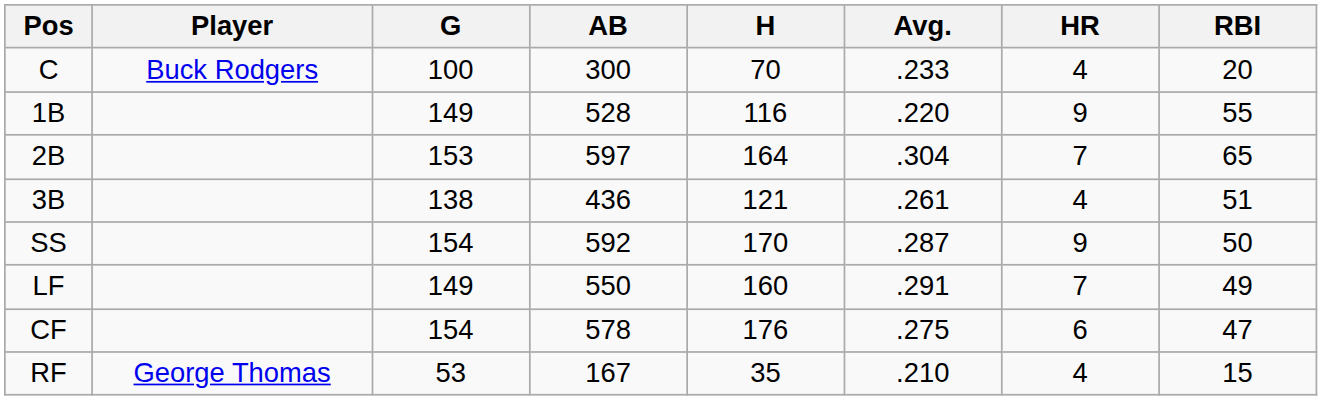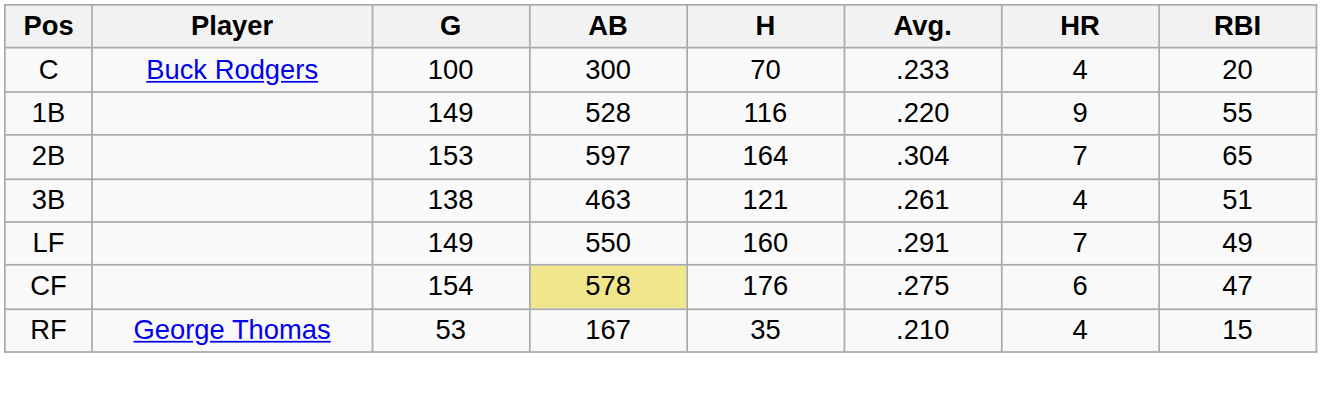(608, 199) 436 -> (608, 199) 463
- row: (49, 243)
(608, 329) no background -> (608, 286) khaki background
